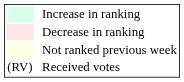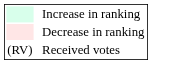- row: (109, 49)
